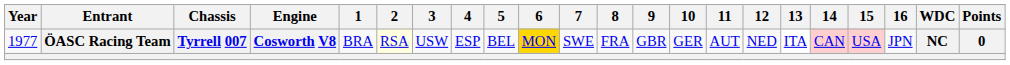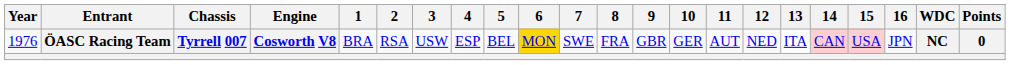(23, 41) 1977 -> (23, 41) 1976
(394, 41) lightyellow background -> (394, 41) no background
